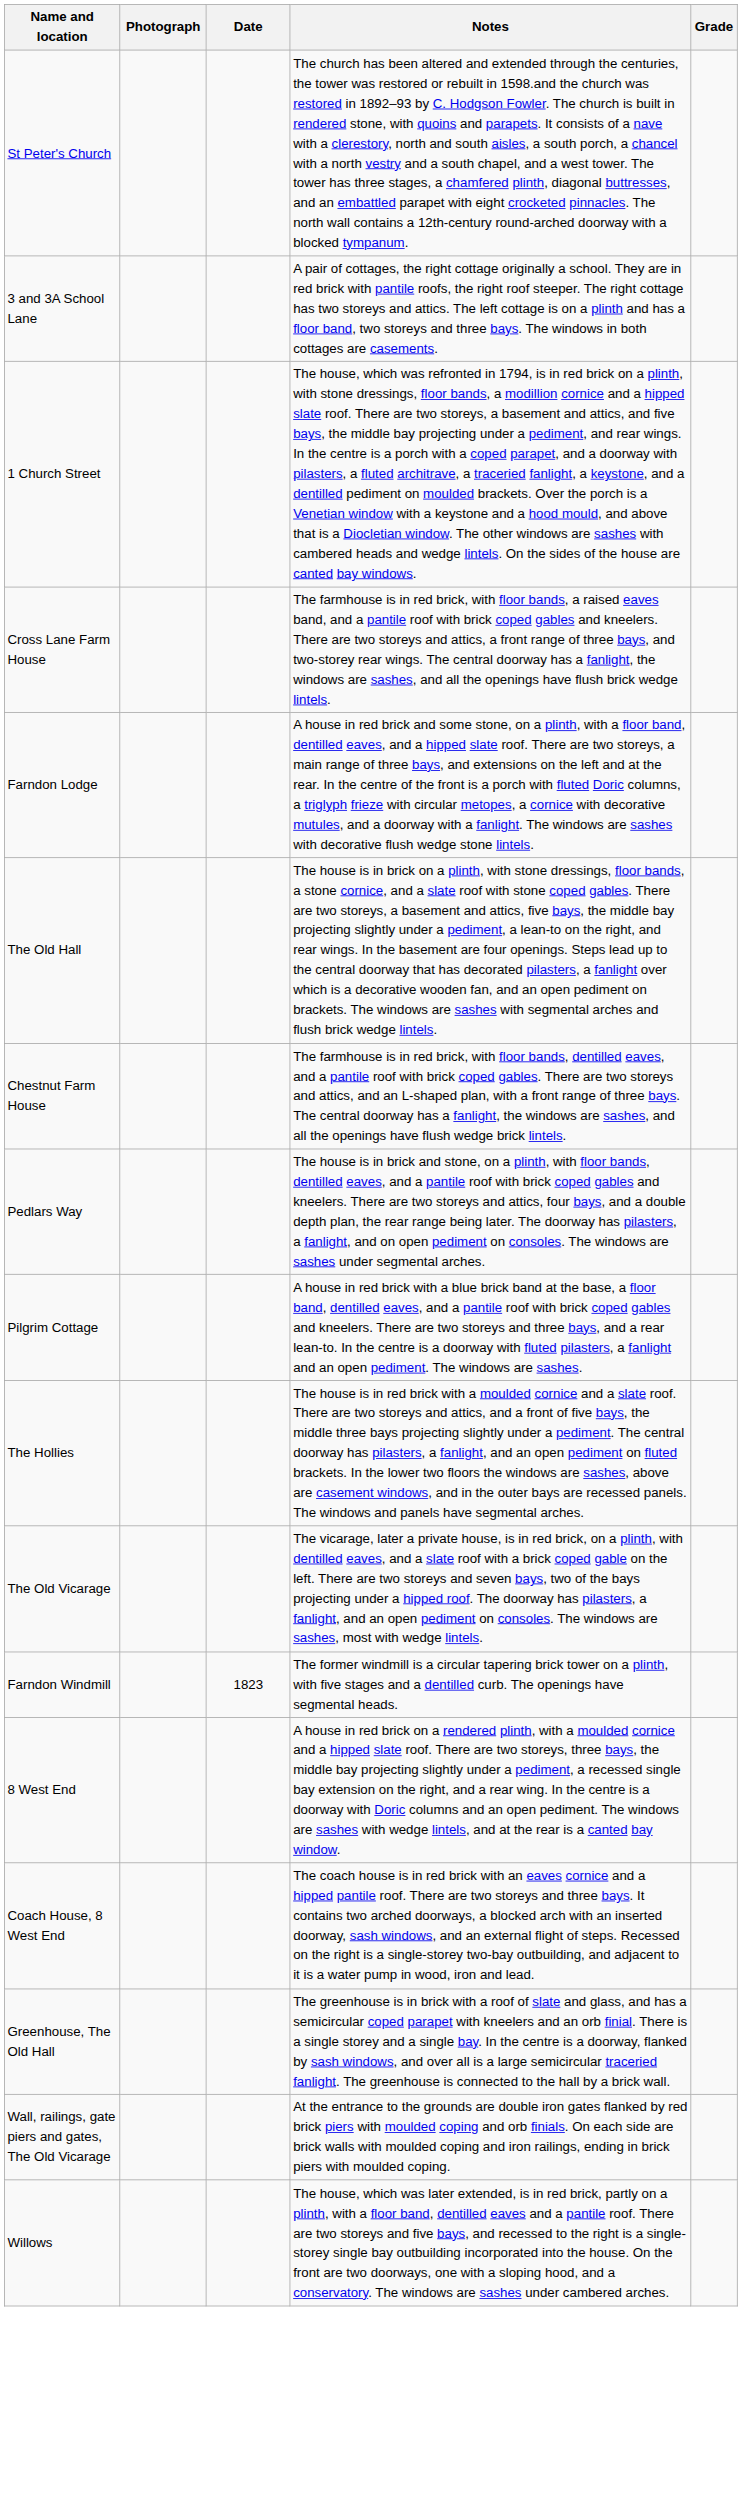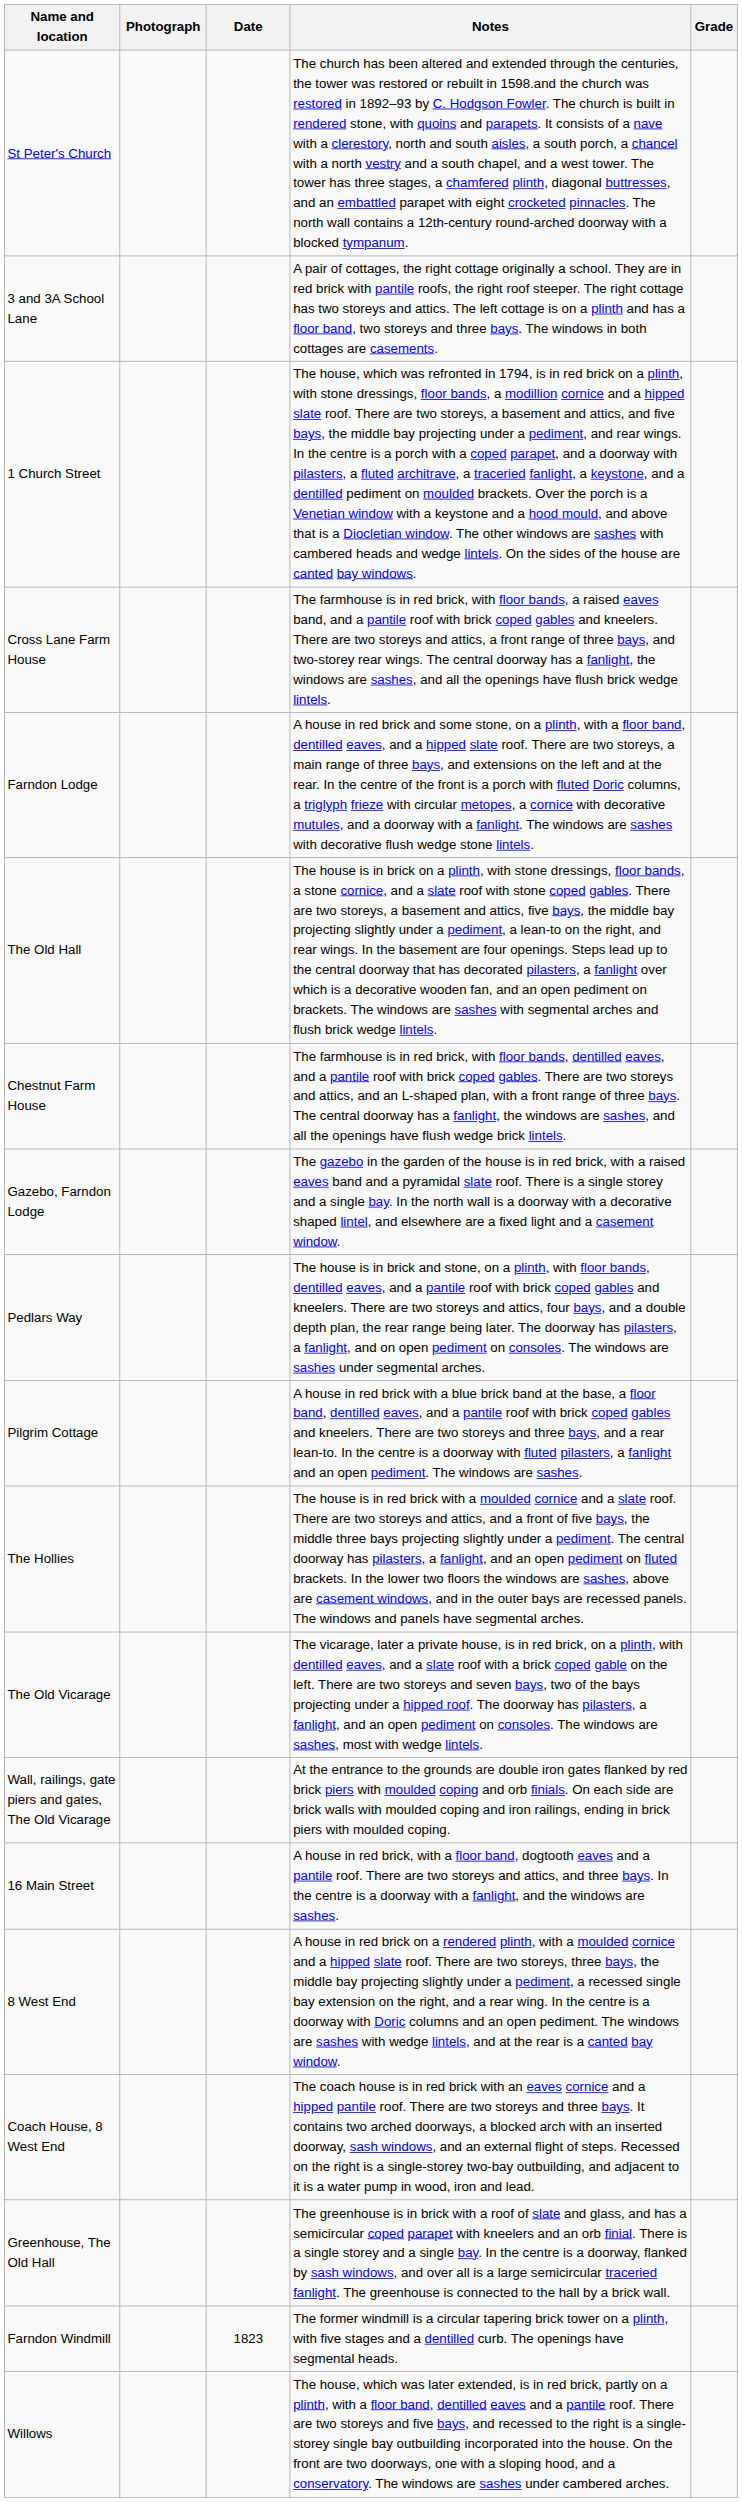+ row: (59, 1201)
rows swapped: (59, 1684) <-> (61, 2137)
+ row: (51, 1886)
